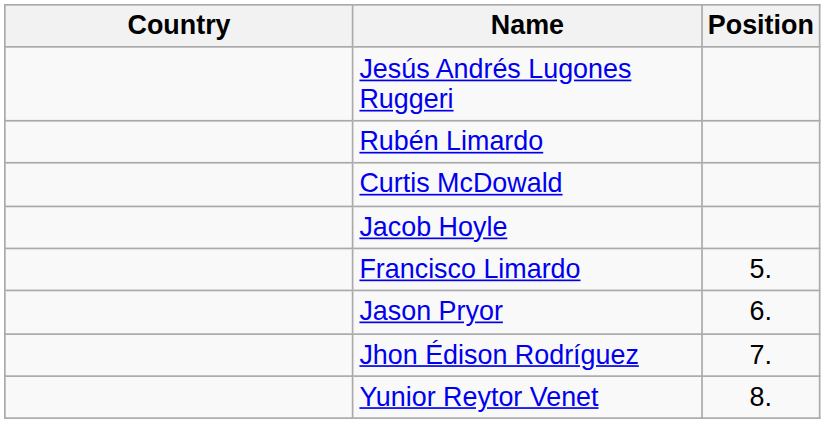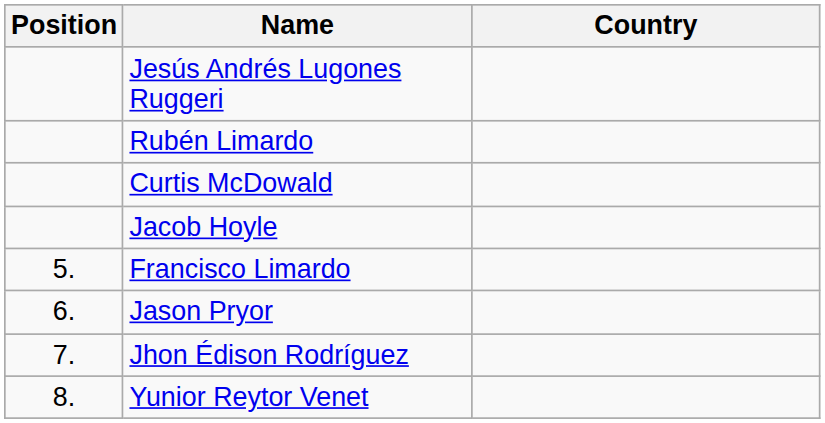columns swapped: (761, 25) <-> (179, 25)
